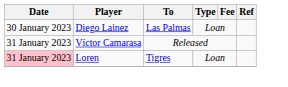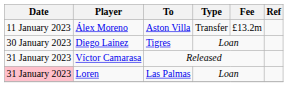+ row: (102, 27)
(168, 27) Las Palmas -> (158, 43) Tigres
(158, 58) Tigres -> (168, 74) Las Palmas
